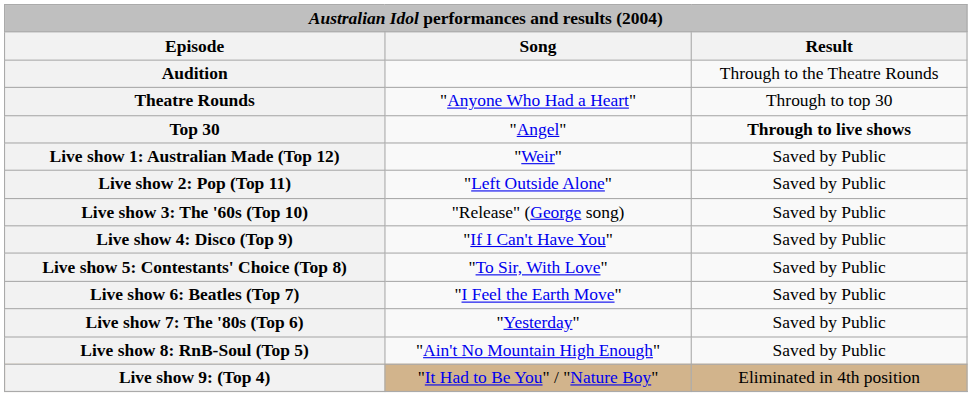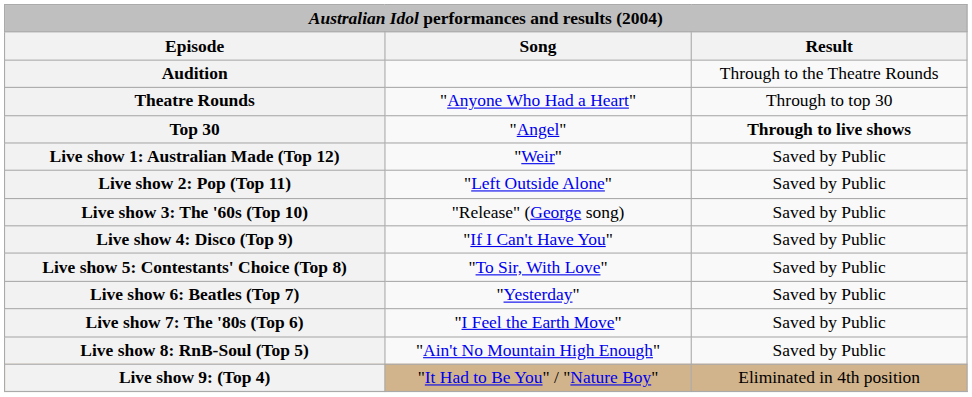(538, 294) "I Feel the Earth Move" -> (538, 294) "Yesterday"
(538, 322) "Yesterday" -> (538, 322) "I Feel the Earth Move"
